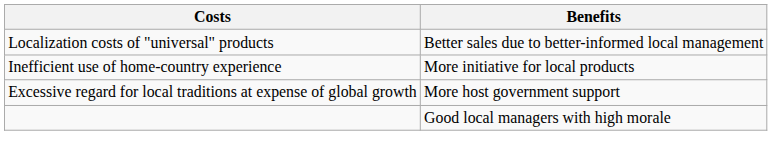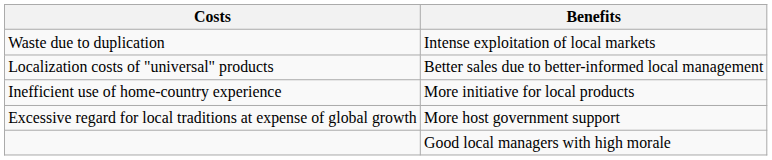+ row: (86, 42)
